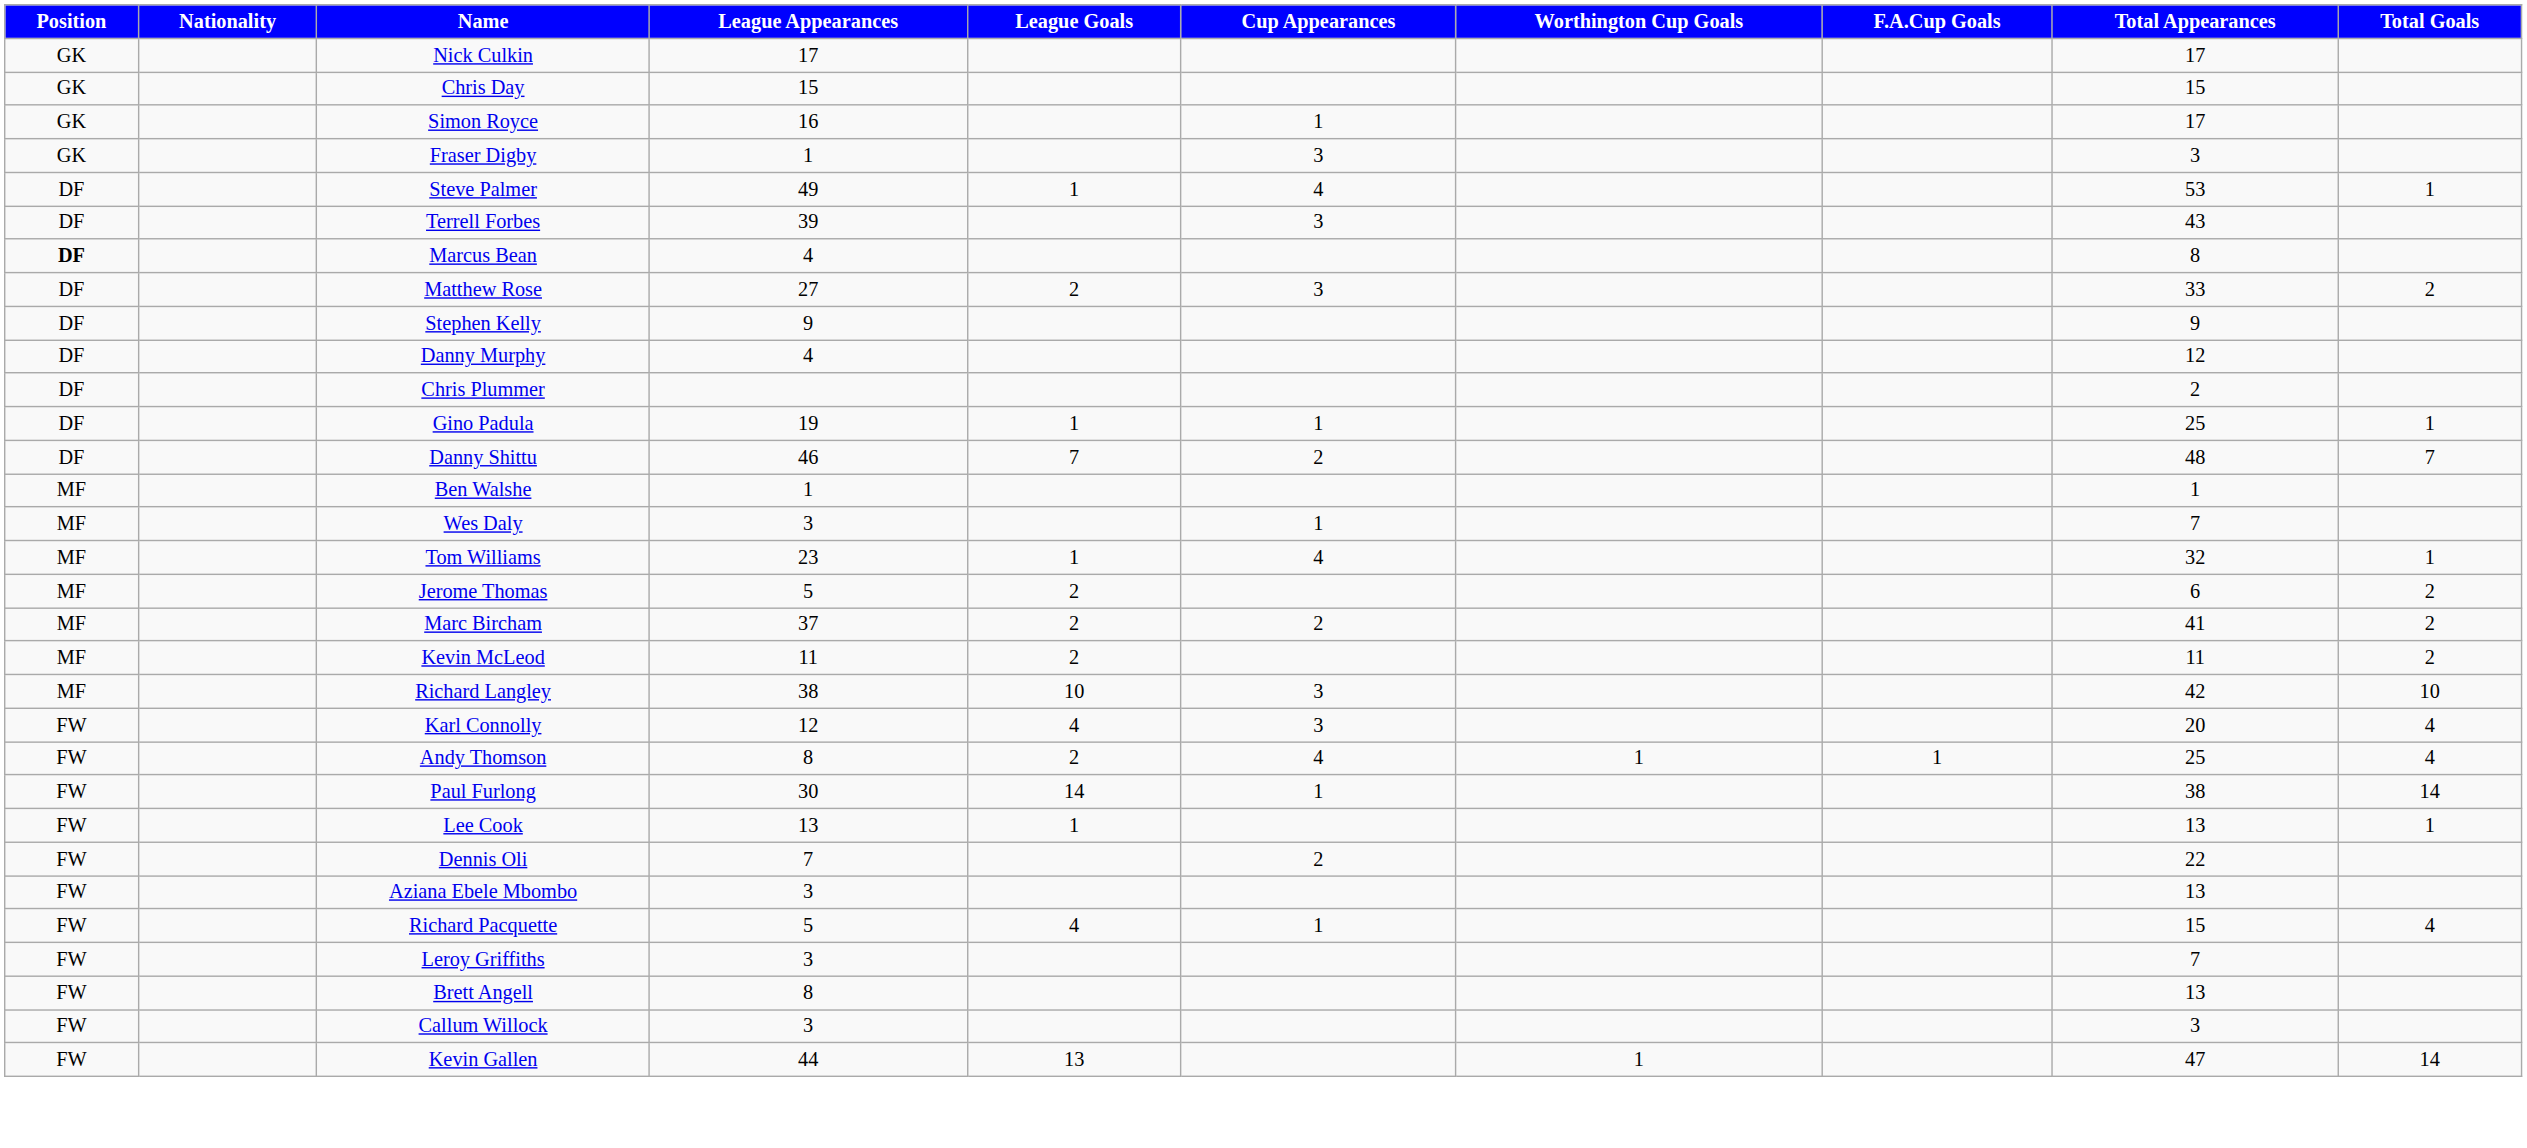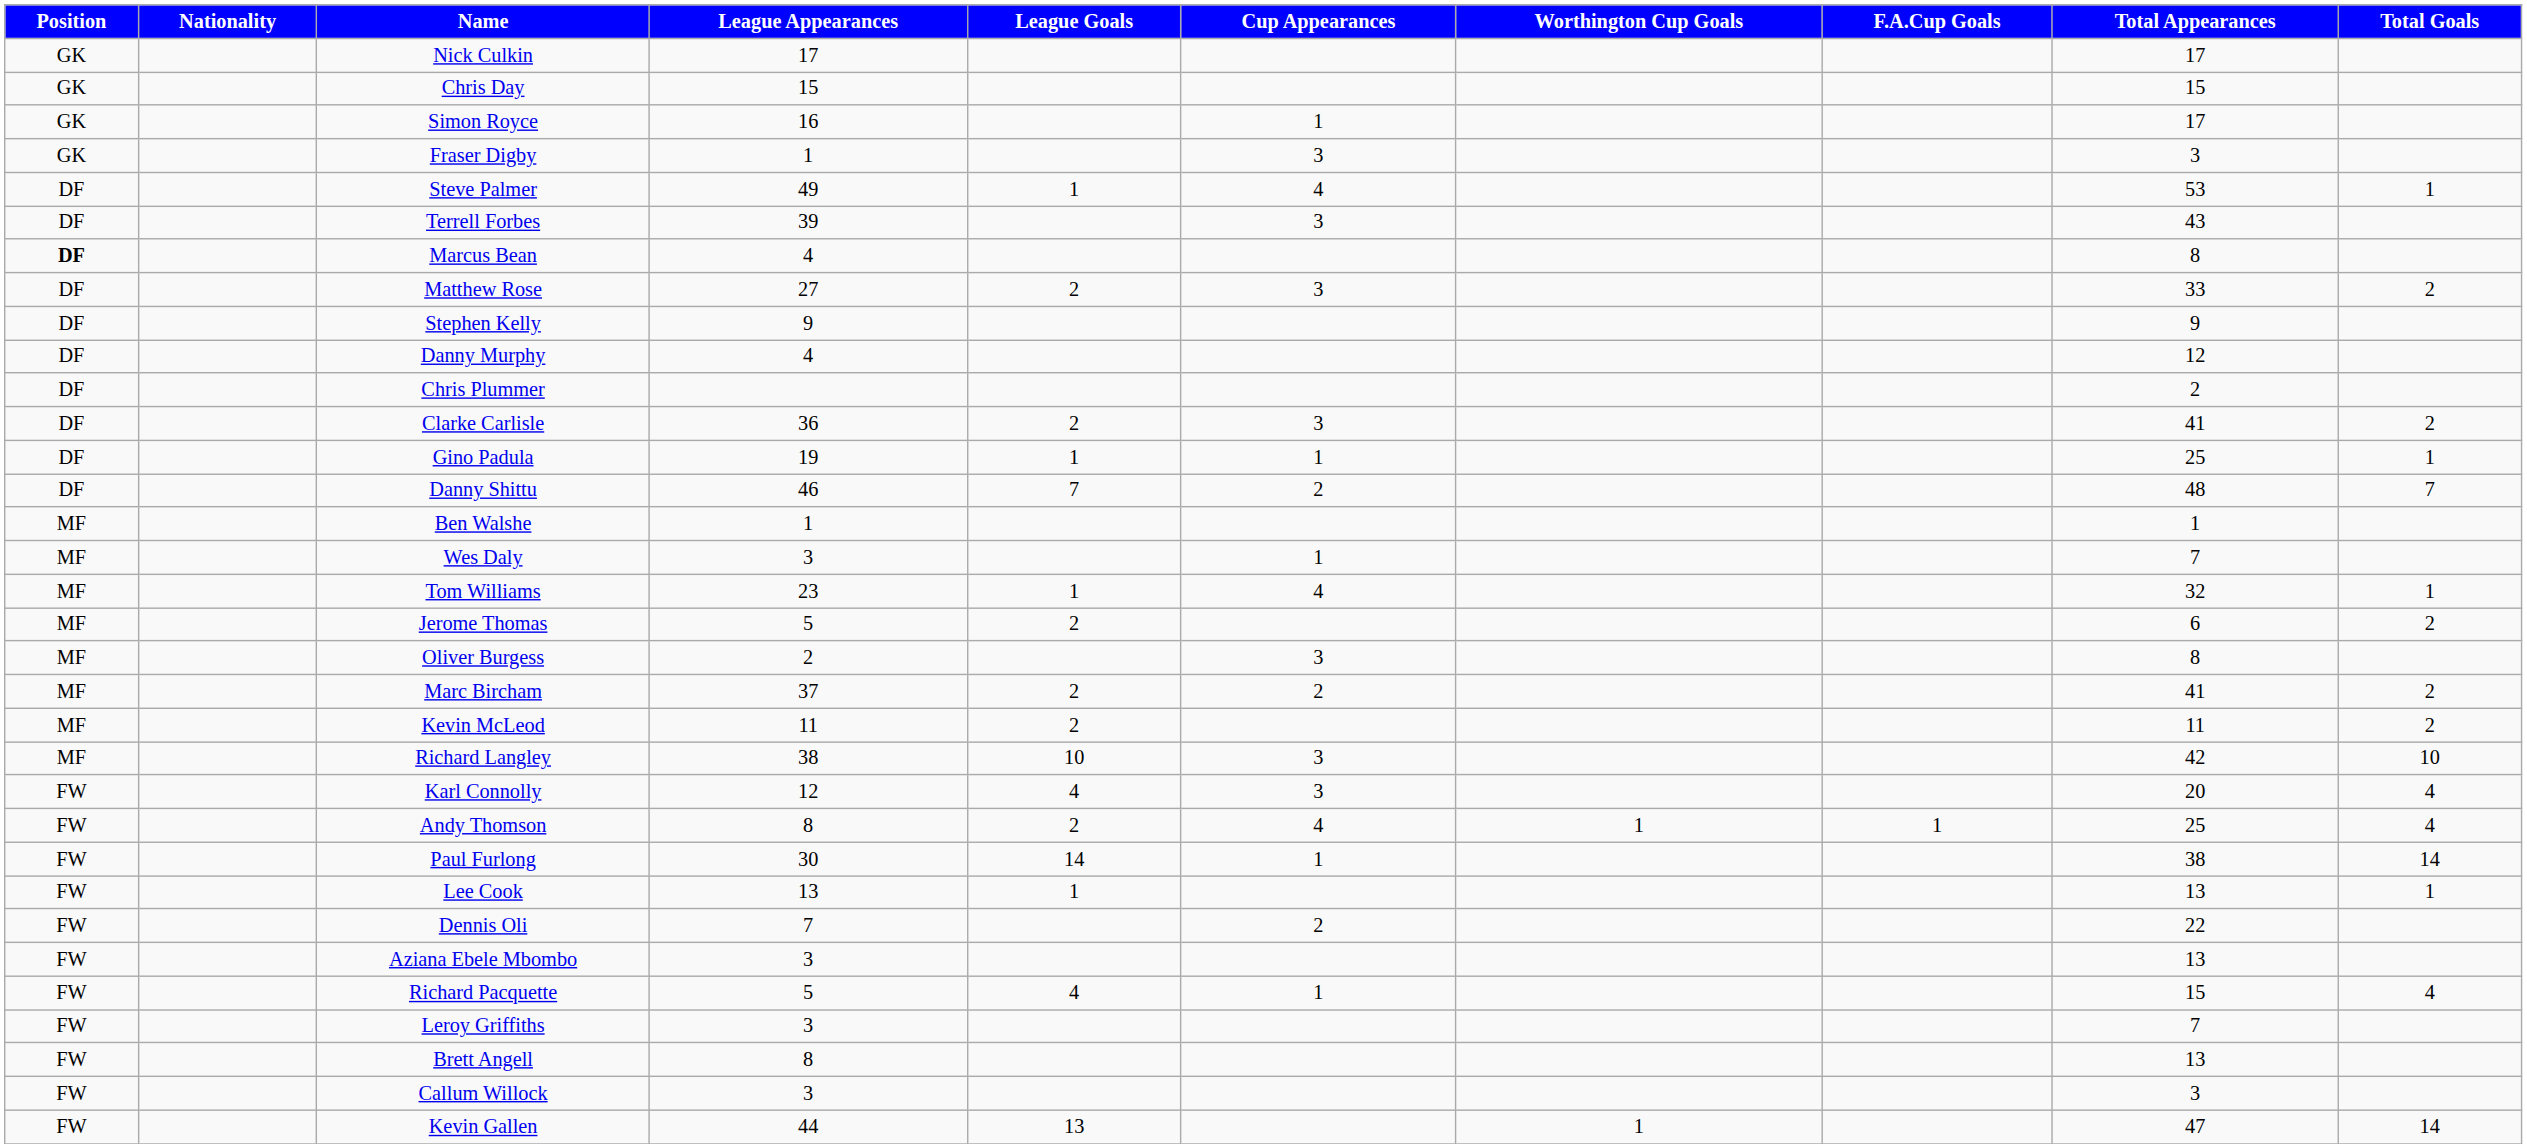+ row: (483, 423)
+ row: (483, 657)
